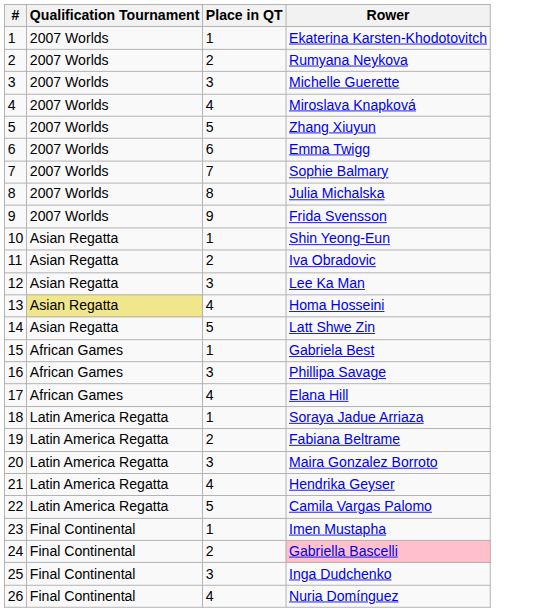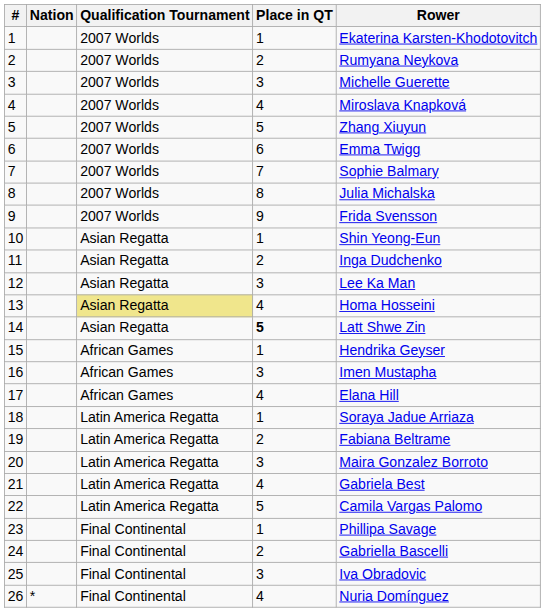+ column: (52, 15)
(332, 261) Iva Obradovic -> (391, 261) Inga Dudchenko
(210, 328) normal -> (260, 328) bold
(332, 350) Gabriela Best -> (392, 350) Hendrika Geyser
(338, 372) Phillipa Savage -> (388, 372) Imen Mustapha
(342, 484) Hendrika Geyser -> (382, 484) Gabriela Best
(338, 529) Imen Mustapha -> (388, 529) Phillipa Savage
(343, 551) pink background -> (394, 551) no background
(340, 573) Inga Dudchenko -> (383, 573) Iva Obradovic
